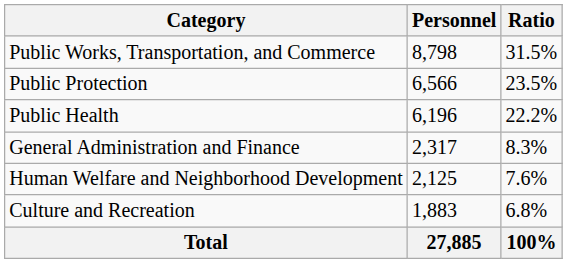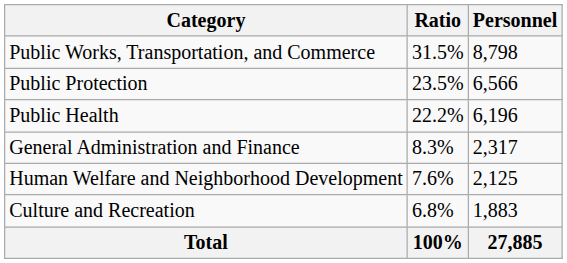columns swapped: (454, 20) <-> (531, 20)
